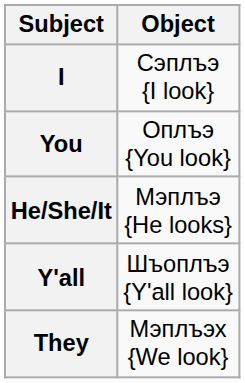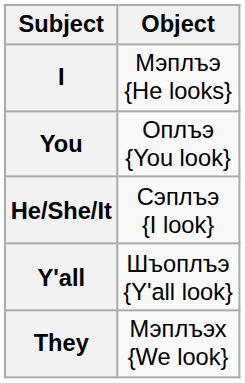(178, 77) Сэплъэ {I look} -> (178, 77) Мэплъэ {He looks}
(178, 210) Мэплъэ {He looks} -> (178, 210) Сэплъэ {I look}
